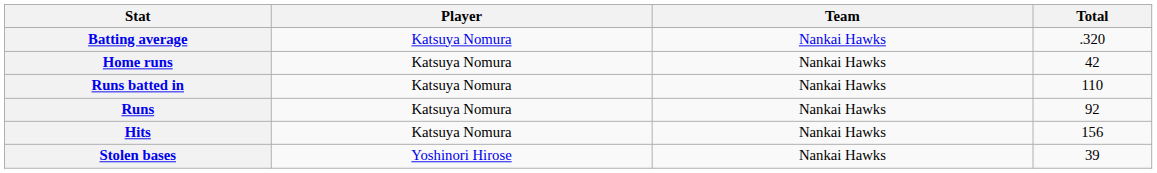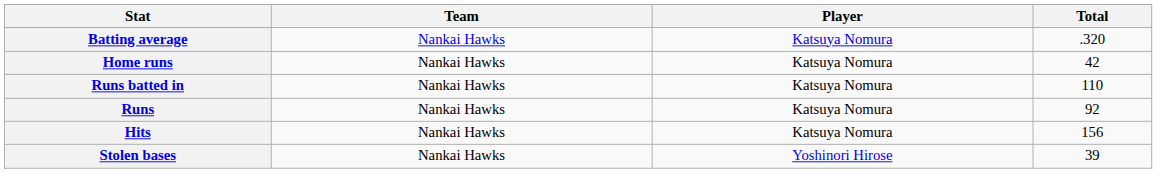columns swapped: (462, 16) <-> (842, 16)
